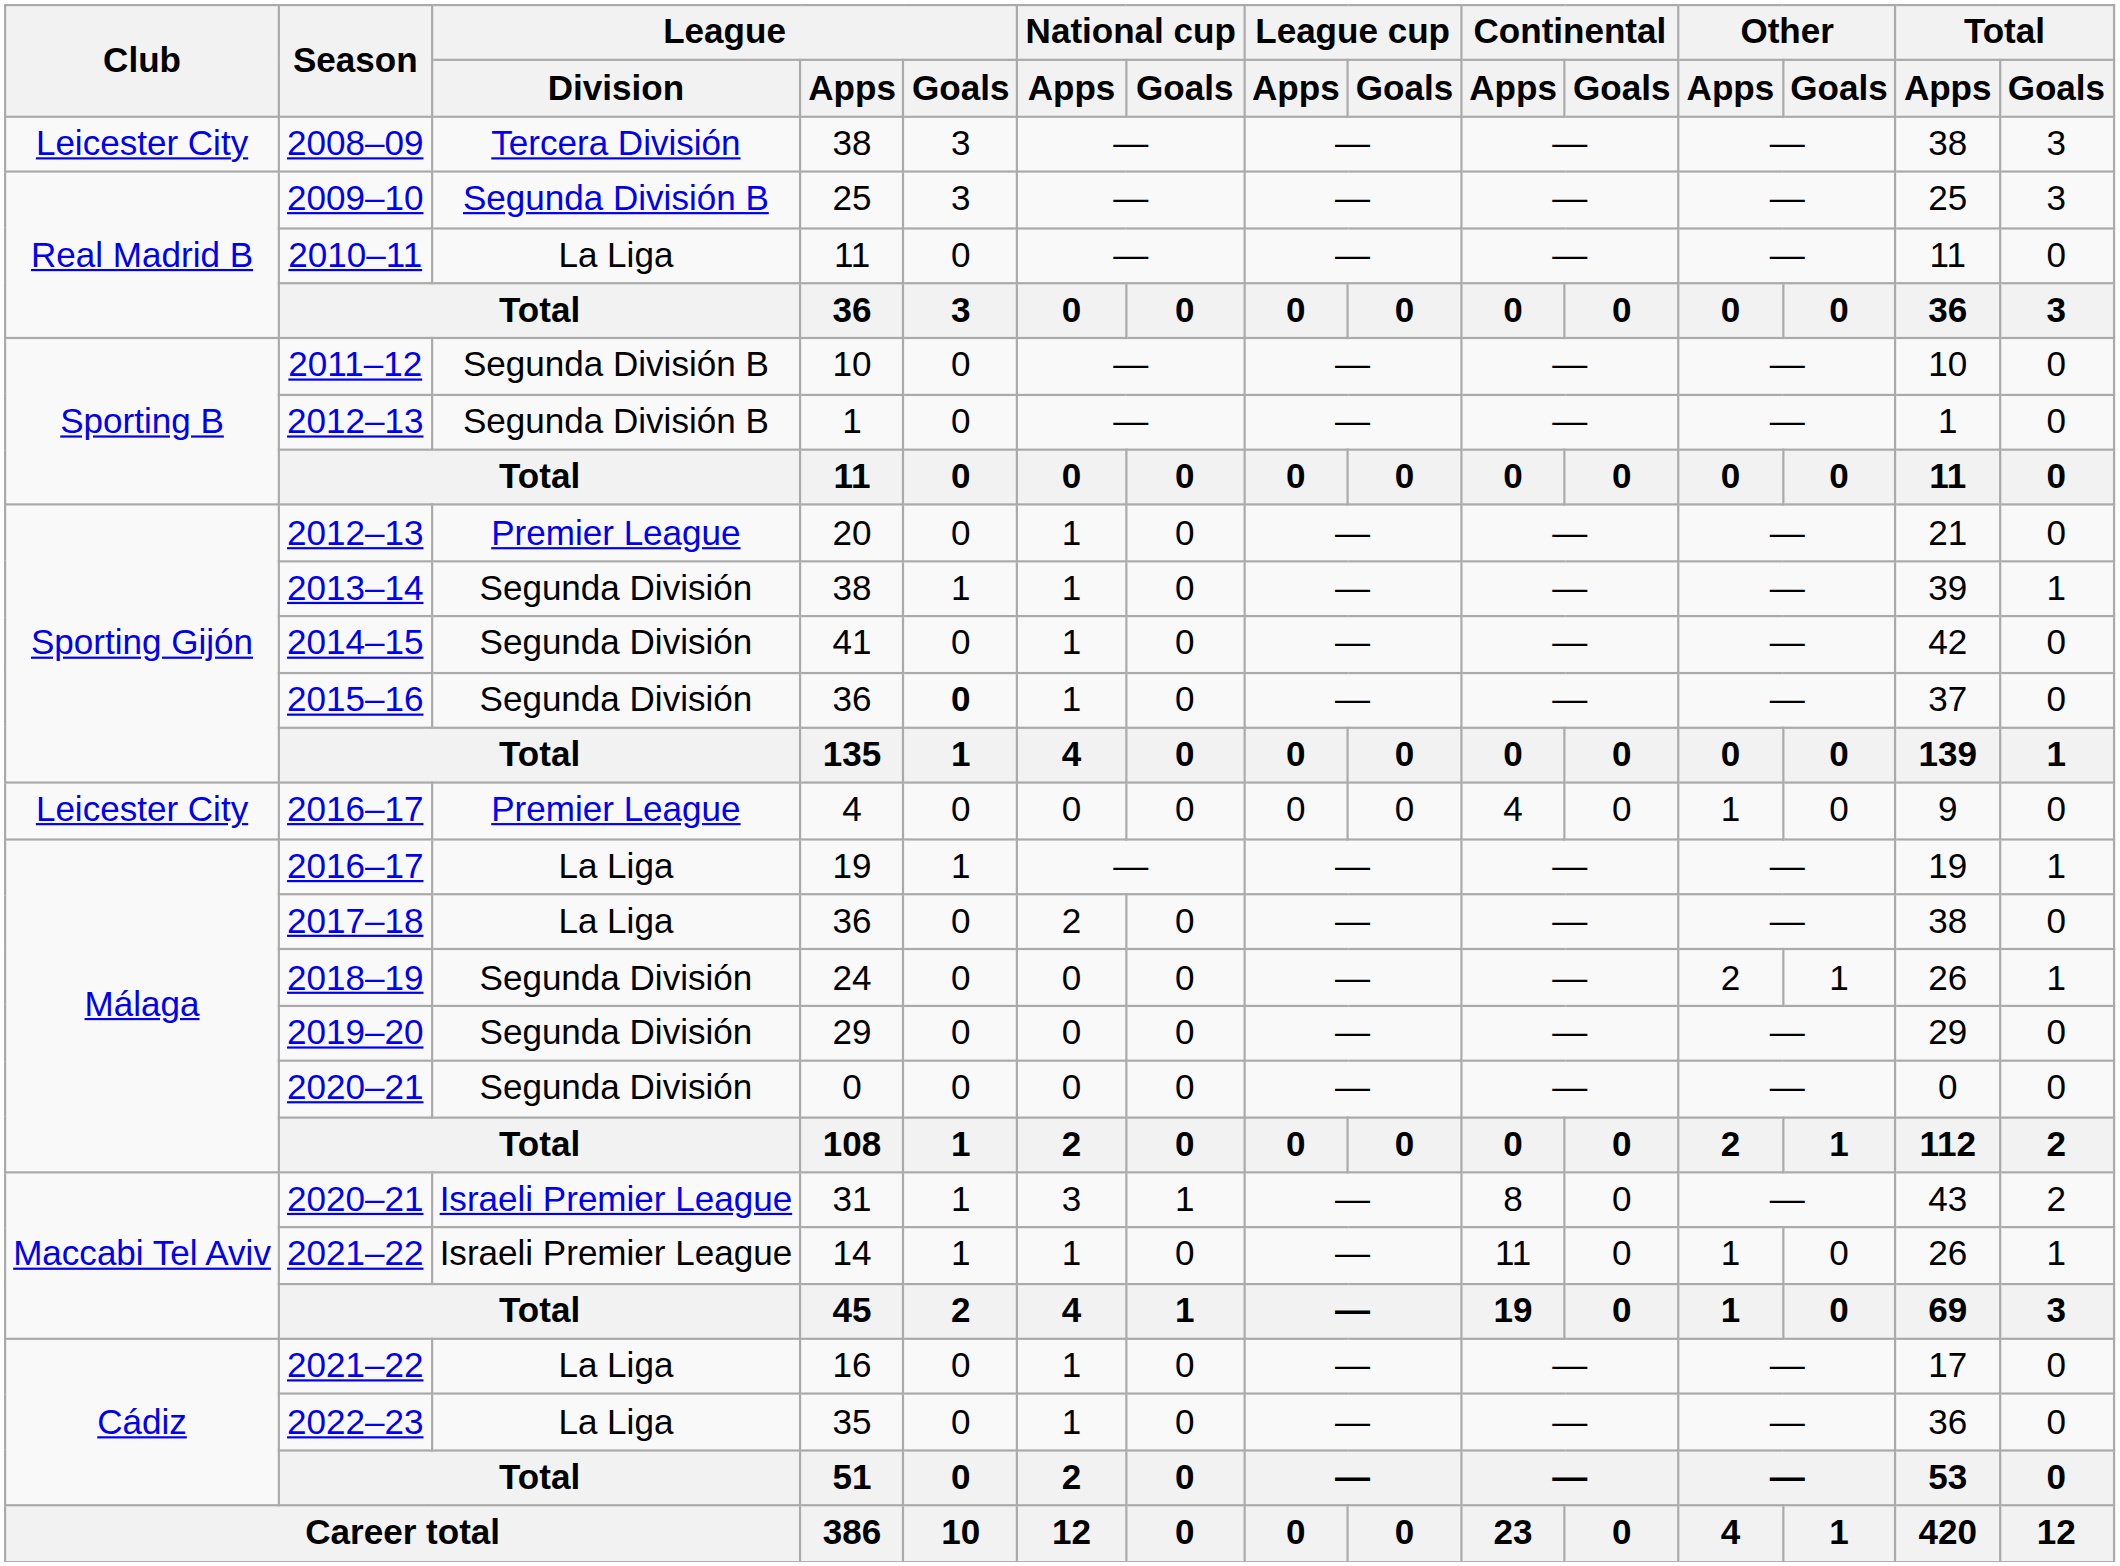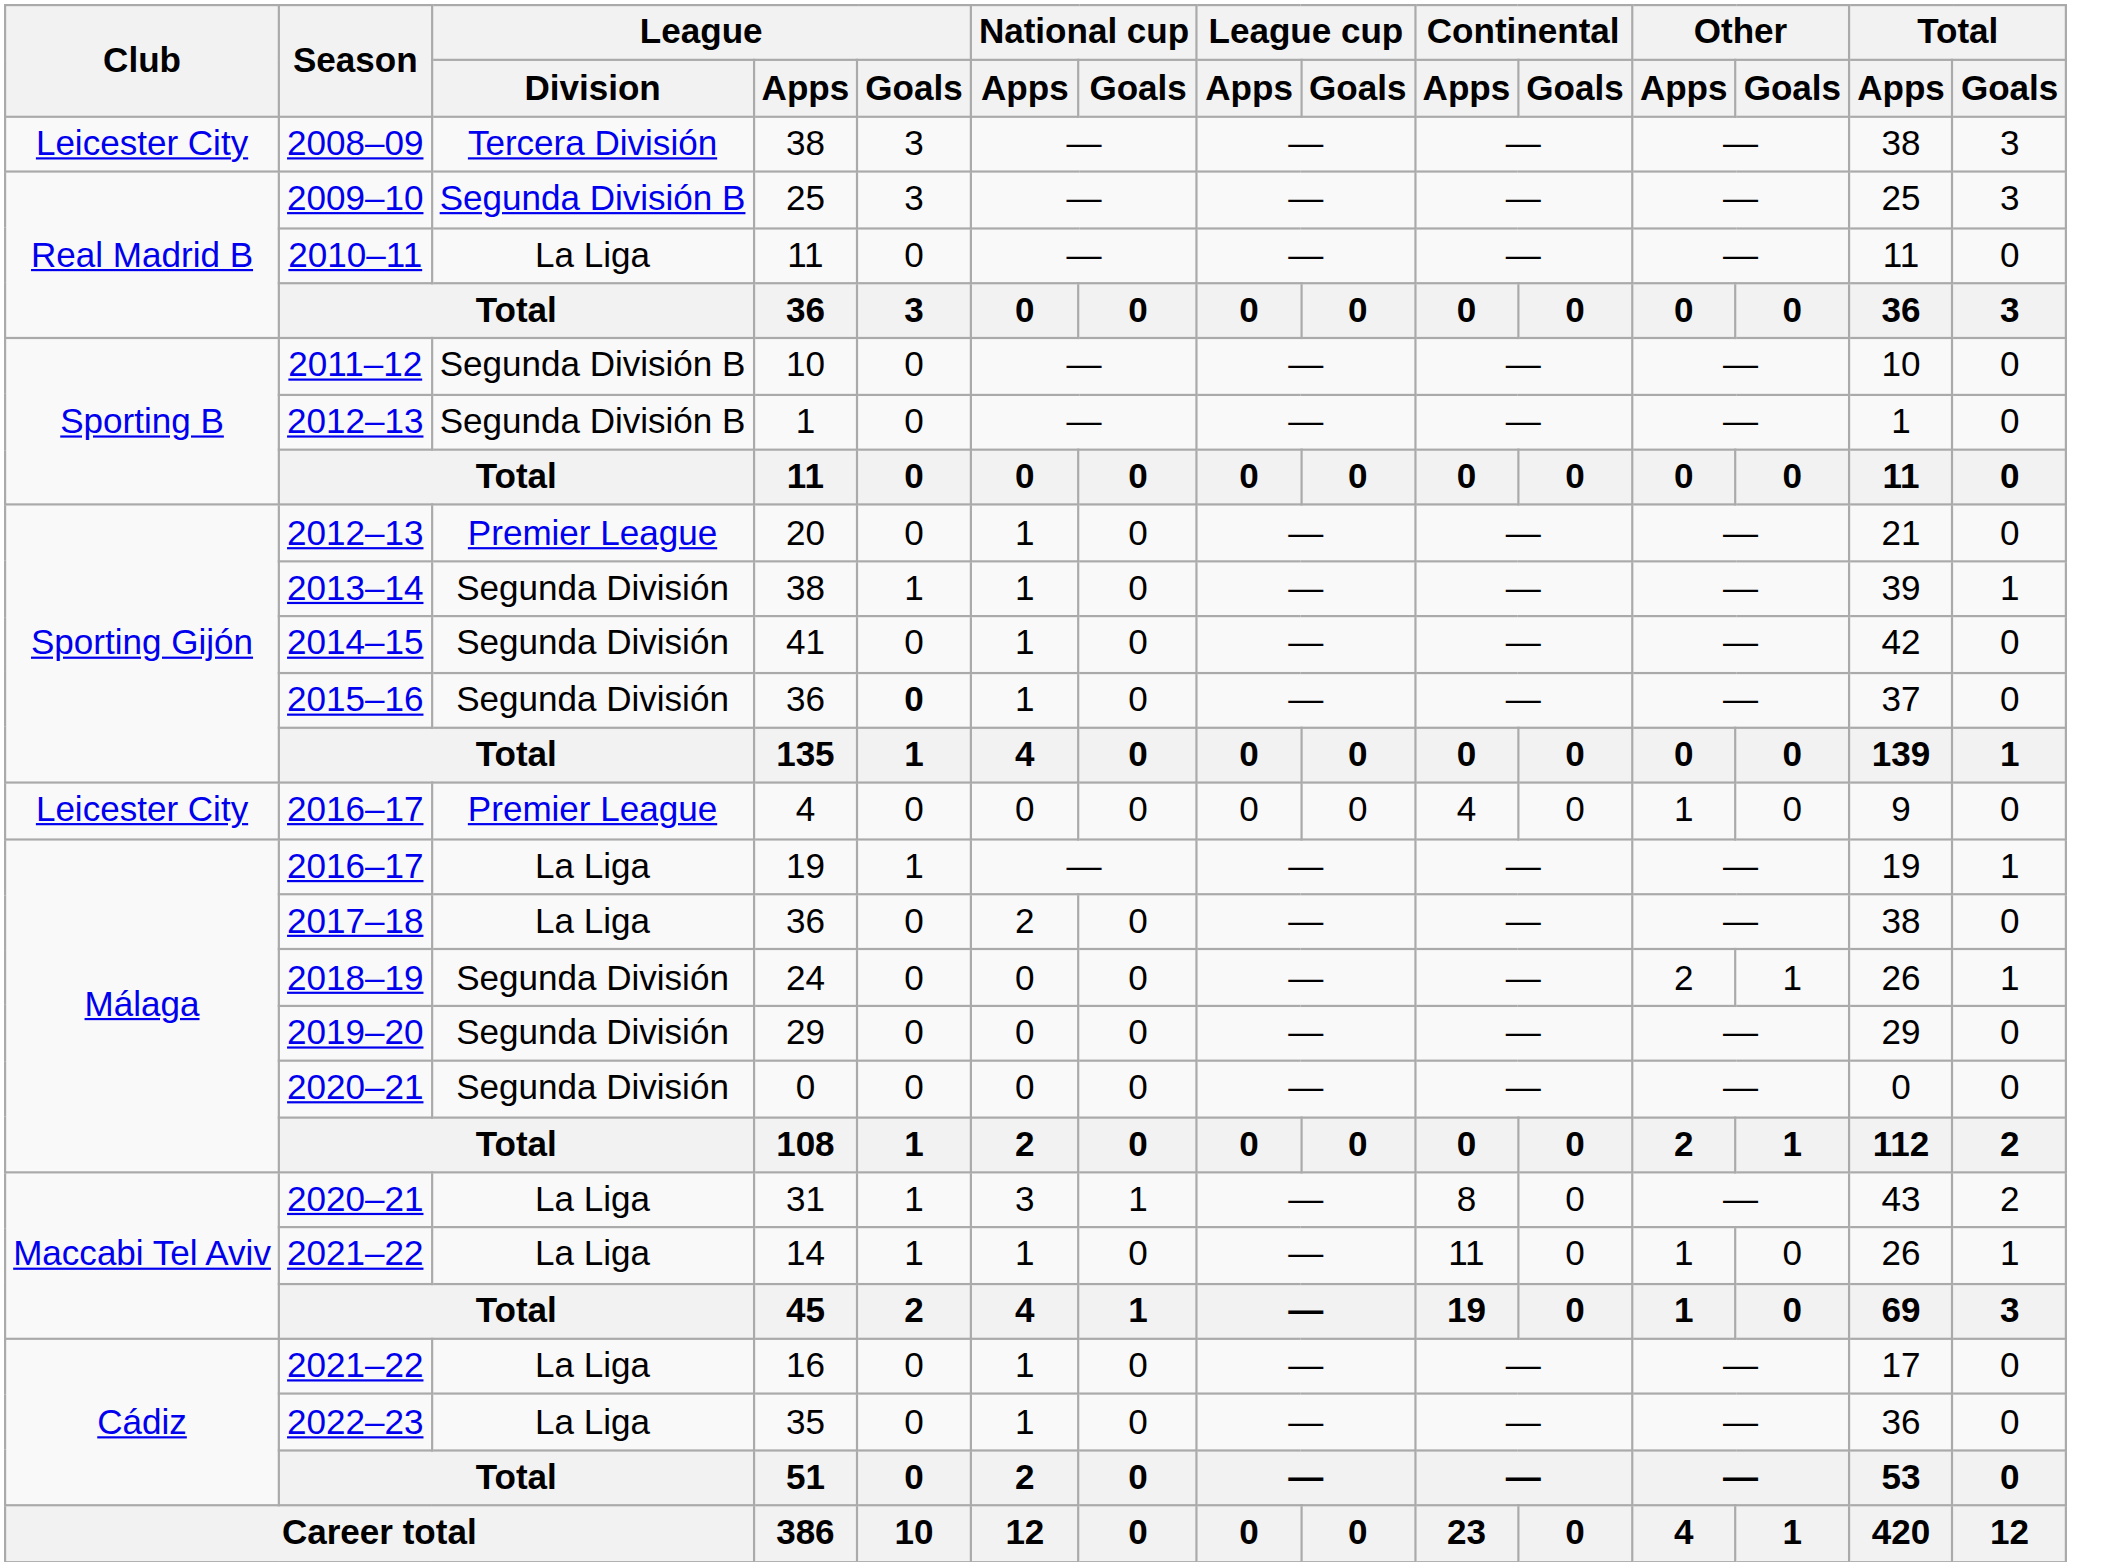(616, 1199) Israeli Premier League -> (593, 1199) La Liga
(616, 1254) Israeli Premier League -> (593, 1254) La Liga
